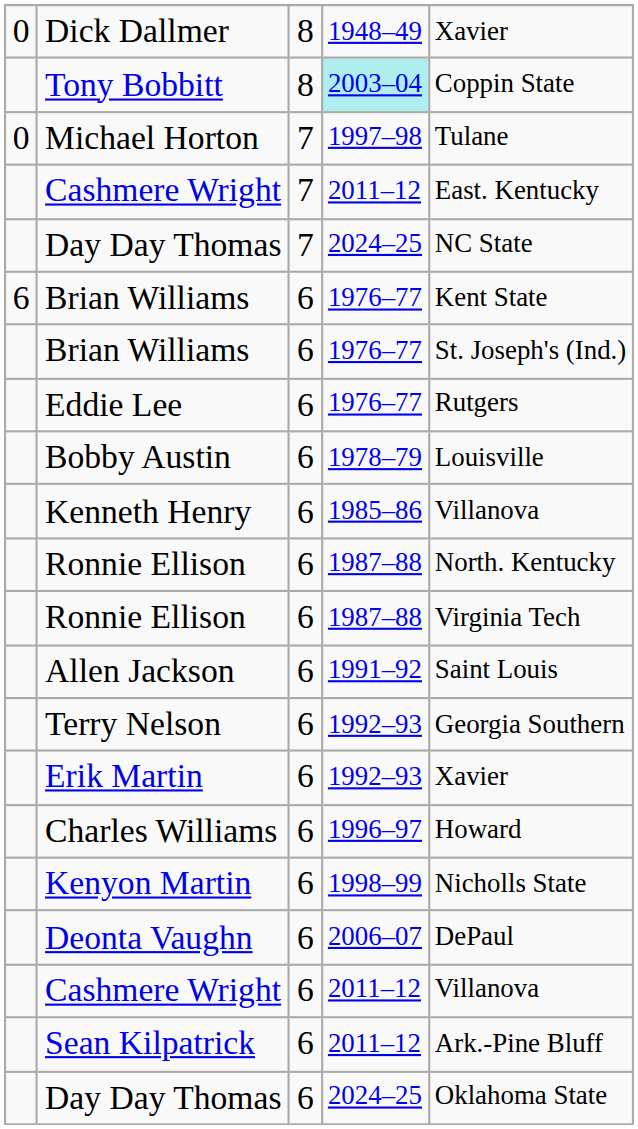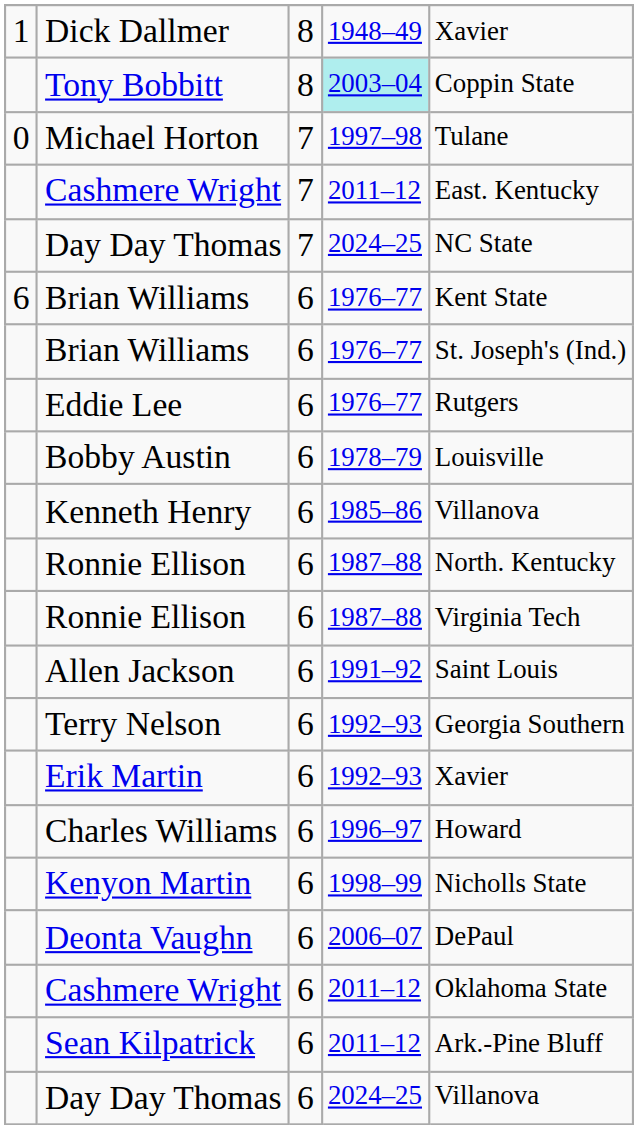(21, 31) 0 -> (21, 31) 1
(487, 990) Villanova -> (521, 990) Oklahoma State
(521, 1096) Oklahoma State -> (487, 1096) Villanova
